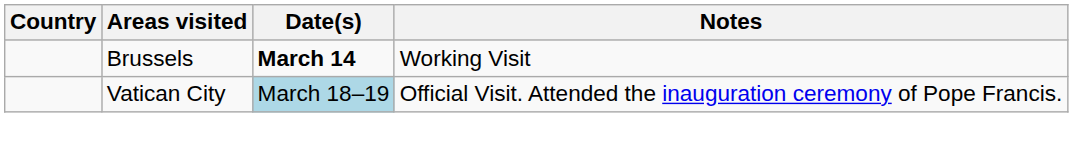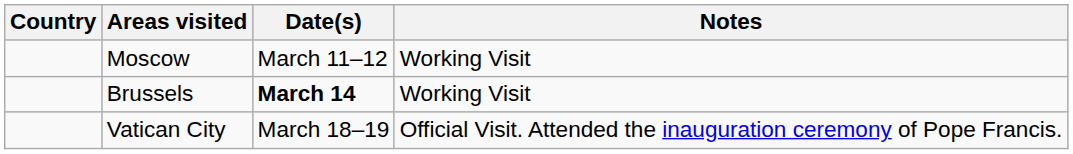+ row: (148, 58)
(323, 93) lightblue background -> (323, 129) no background
